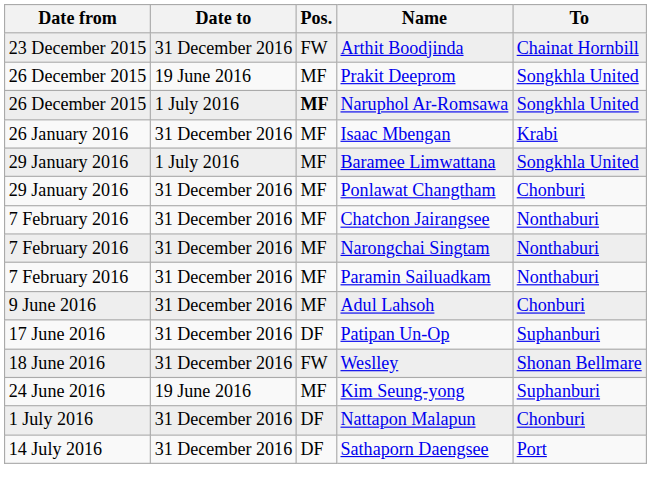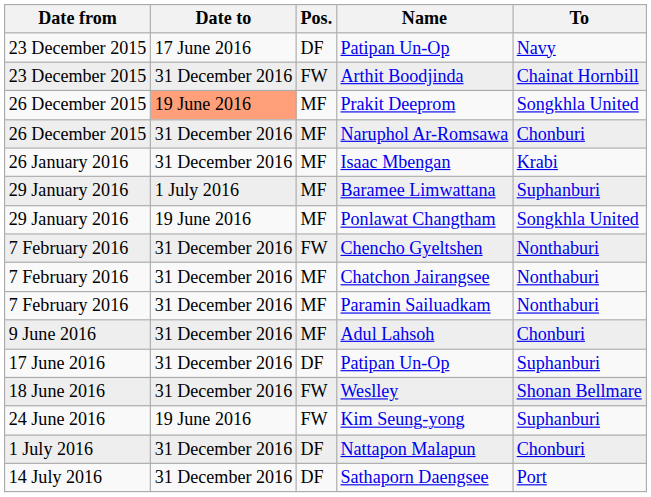+ row: (78, 47)
(203, 76) no background -> (203, 104) lightsalmon background
(197, 104) 1 July 2016 -> (223, 133) 31 December 2016
(315, 104) bold -> (314, 133) normal
(578, 104) Songkhla United -> (551, 133) Chonburi
(578, 162) Songkhla United -> (558, 190) Suphanburi
(223, 190) 31 December 2016 -> (203, 219) 19 June 2016
(551, 190) Chonburi -> (578, 219) Songkhla United
+ row: (68, 248)
- row: (68, 248)
(314, 391) MF -> (314, 420) FW
